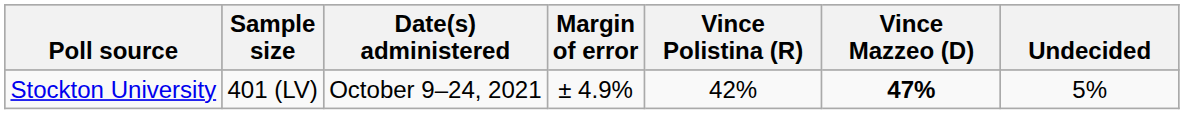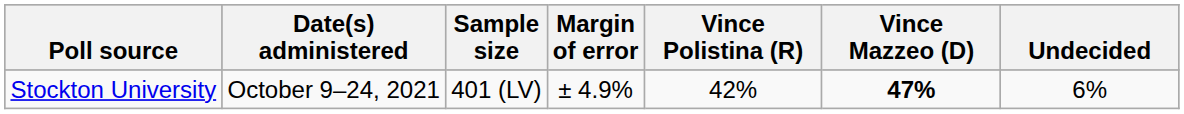columns swapped: (435, 38) <-> (273, 38)
(1090, 89) 5% -> (1090, 89) 6%
